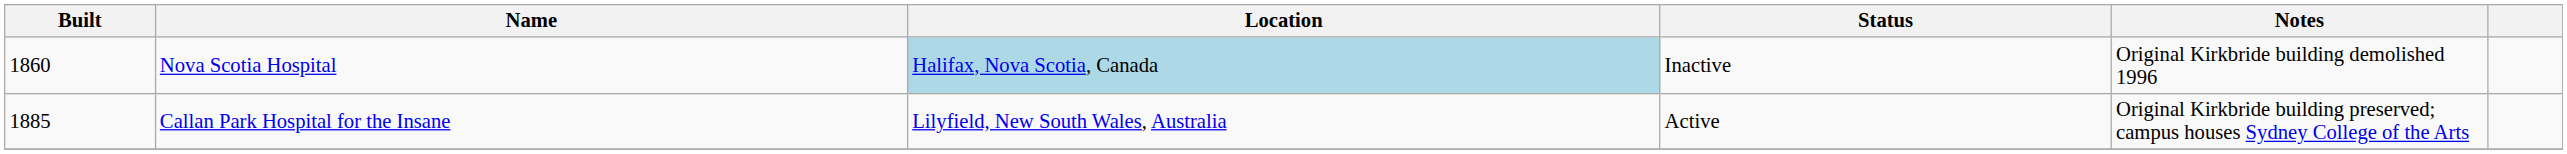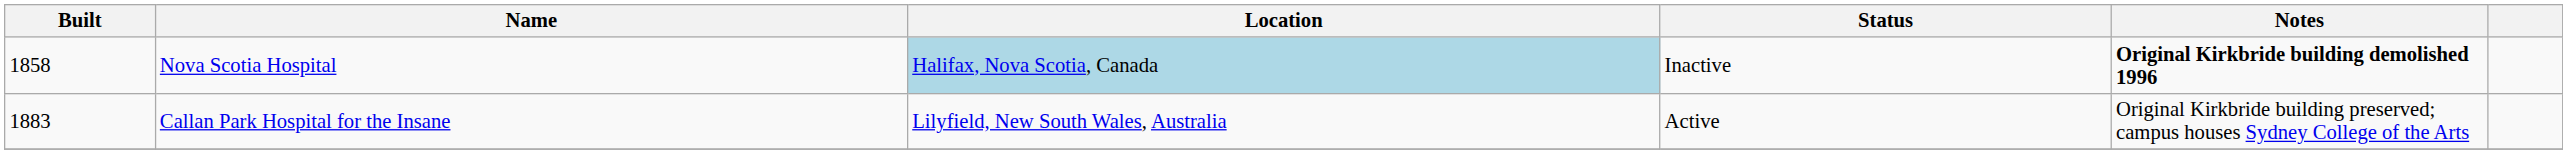(30, 65) 1860 -> (30, 65) 1858
(2280, 65) normal -> (2292, 65) bold
(30, 121) 1885 -> (30, 121) 1883
